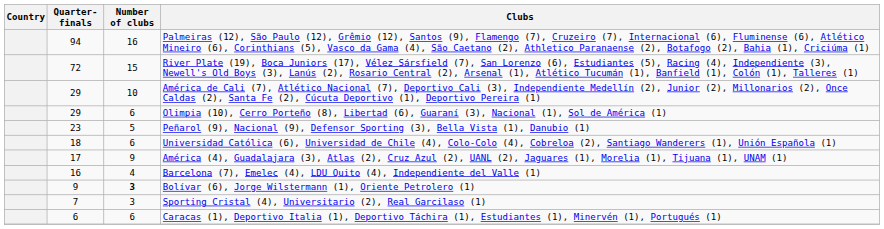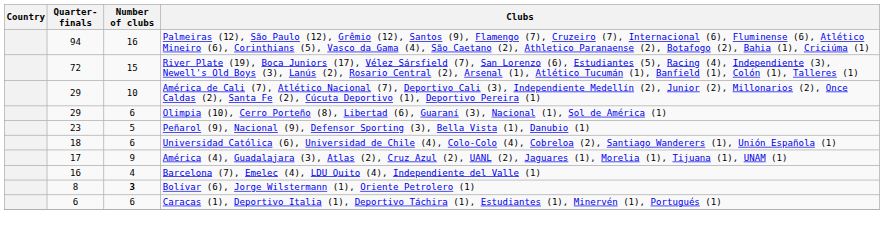(75, 187) 9 -> (75, 187) 8
- row: (325, 202)
